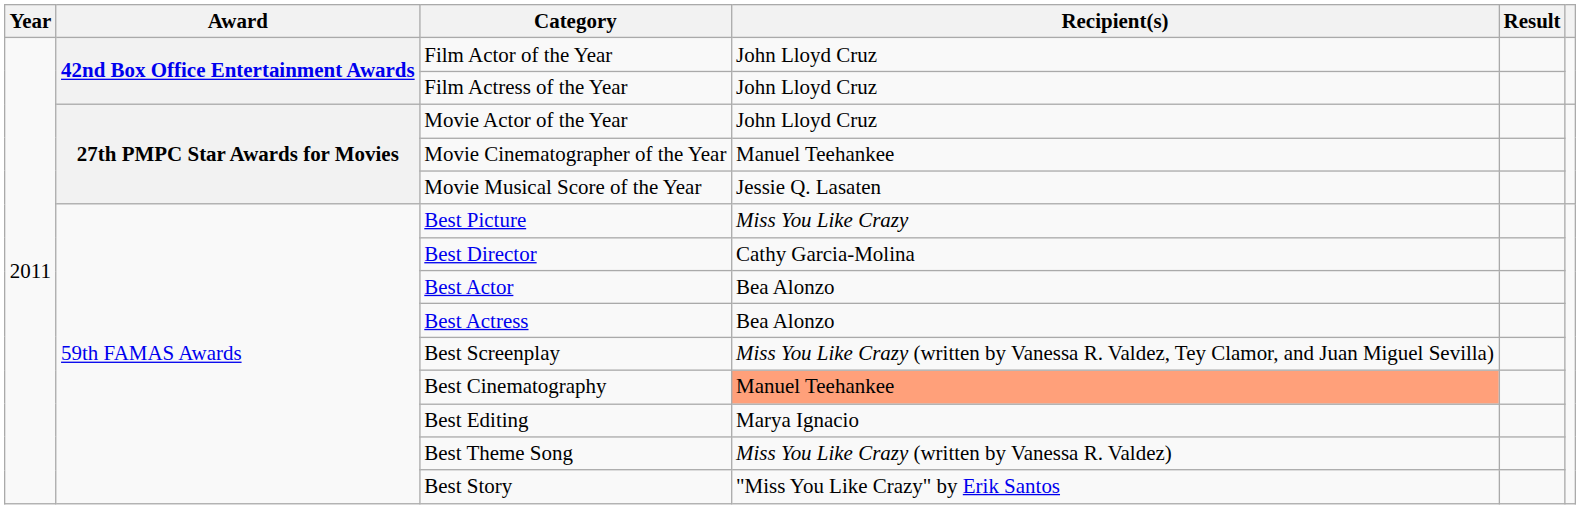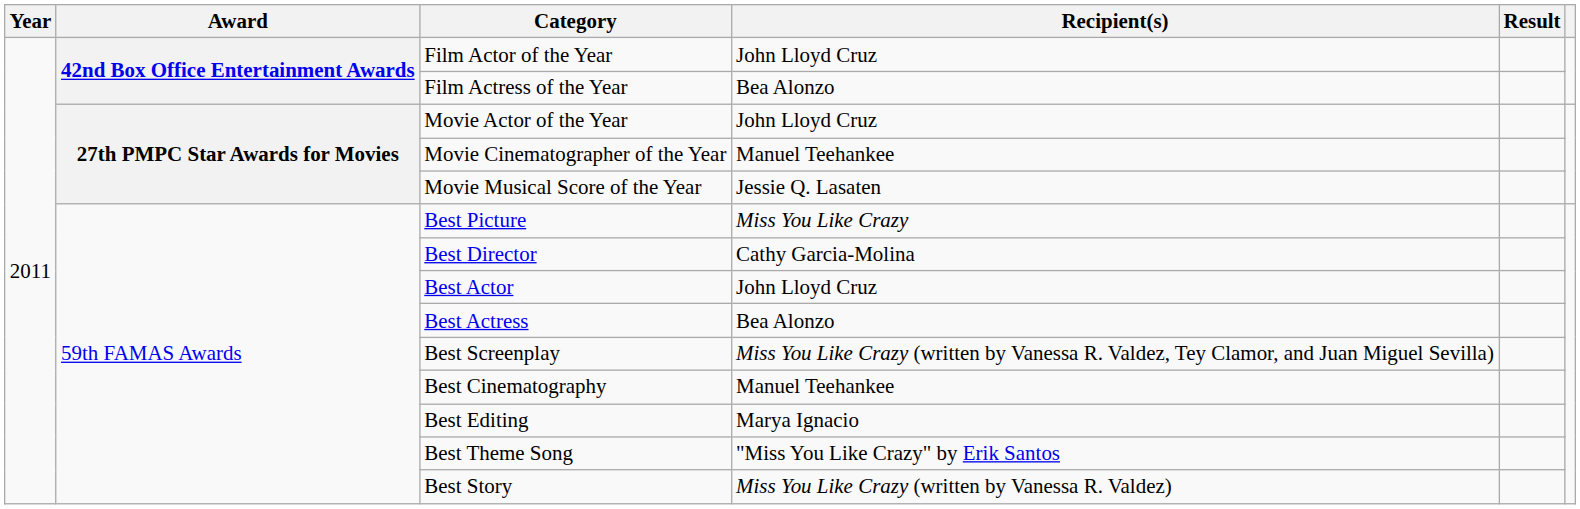(807, 87) John Lloyd Cruz -> (785, 87) Bea Alonzo
(785, 287) Bea Alonzo -> (807, 287) John Lloyd Cruz
(815, 386) lightsalmon background -> (815, 386) no background
(954, 453) Miss You Like Crazy (written by Vanessa R. Valdez) -> (898, 453) "Miss You Like Crazy" by Erik Santos
(898, 486) "Miss You Like Crazy" by Erik Santos -> (954, 486) Miss You Like Crazy (written by Vanessa R. Valdez)
